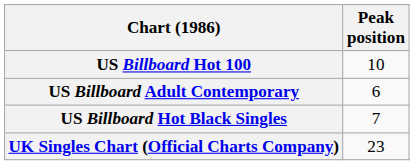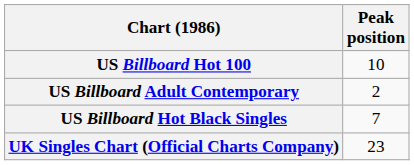(376, 91) 6 -> (376, 91) 2
